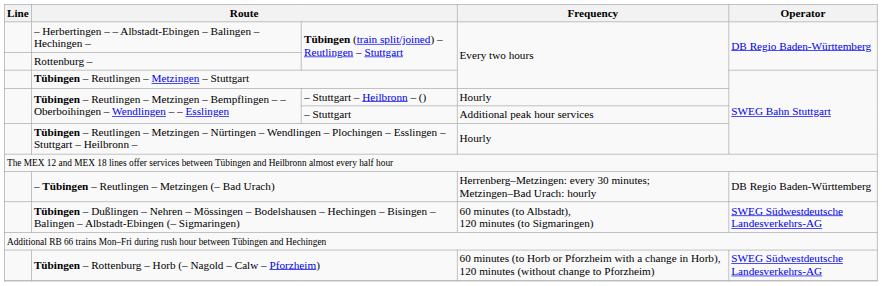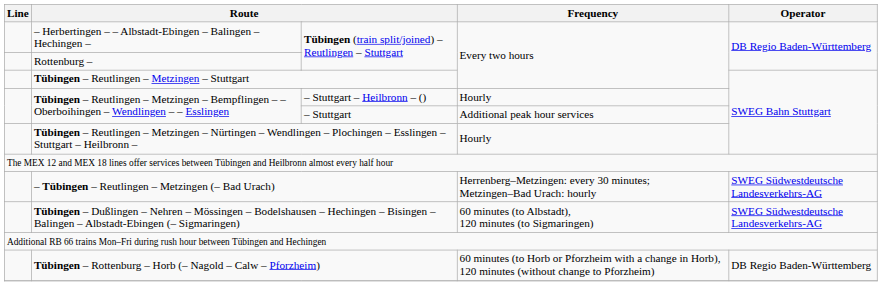(801, 186) DB Regio Baden-Württemberg -> (787, 186) SWEG Südwestdeutsche Landesverkehrs-AG
(787, 265) SWEG Südwestdeutsche Landesverkehrs-AG -> (801, 265) DB Regio Baden-Württemberg
